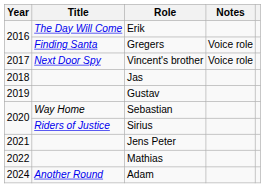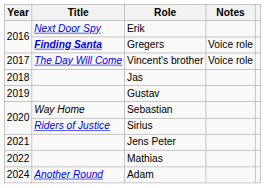(78, 28) The Day Will Come -> (67, 28) Next Door Spy
(66, 45) normal -> (68, 45) bold
(67, 61) Next Door Spy -> (78, 61) The Day Will Come
